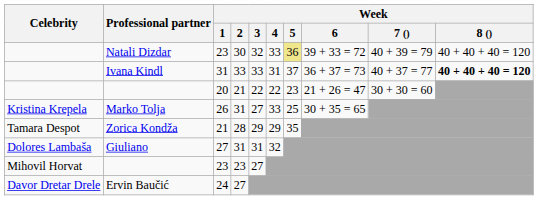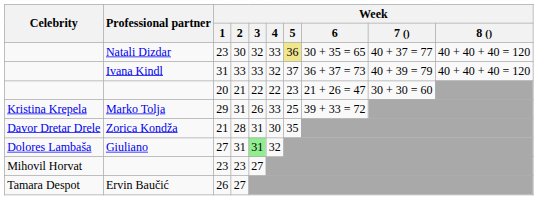(335, 52) 39 + 33 = 72 -> (335, 52) 30 + 35 = 65
(402, 52) 40 + 39 = 79 -> (402, 52) 40 + 37 = 77
(275, 71) 31 -> (275, 71) 32
(402, 71) 40 + 37 = 77 -> (402, 71) 40 + 39 = 79
(484, 71) bold -> (484, 71) normal
(222, 109) 26 -> (222, 109) 29
(257, 109) 27 -> (257, 109) 26
(335, 109) 30 + 35 = 65 -> (335, 109) 39 + 33 = 72
(44, 128) Tamara Despot -> (54, 128) Davor Dretar Drele
(257, 128) 29 -> (257, 128) 31
(275, 128) 29 -> (275, 128) 30
(257, 147) no background -> (257, 147) lightgreen background
(54, 185) Davor Dretar Drele -> (44, 185) Tamara Despot
(222, 185) 24 -> (222, 185) 26
